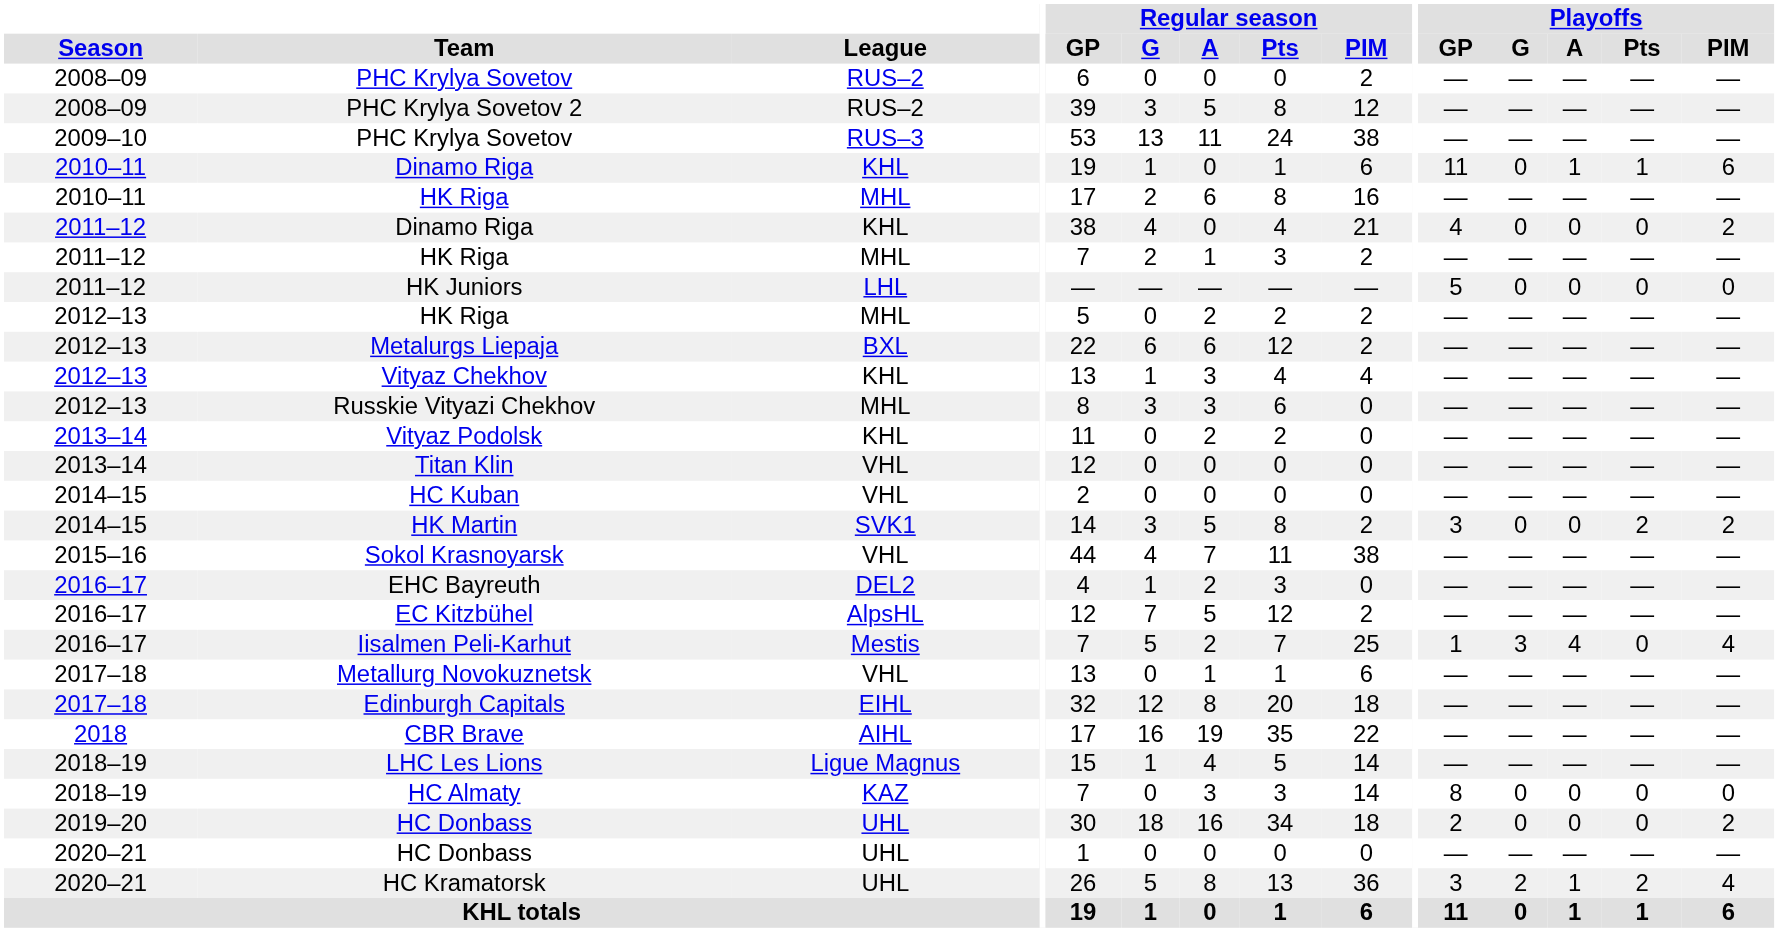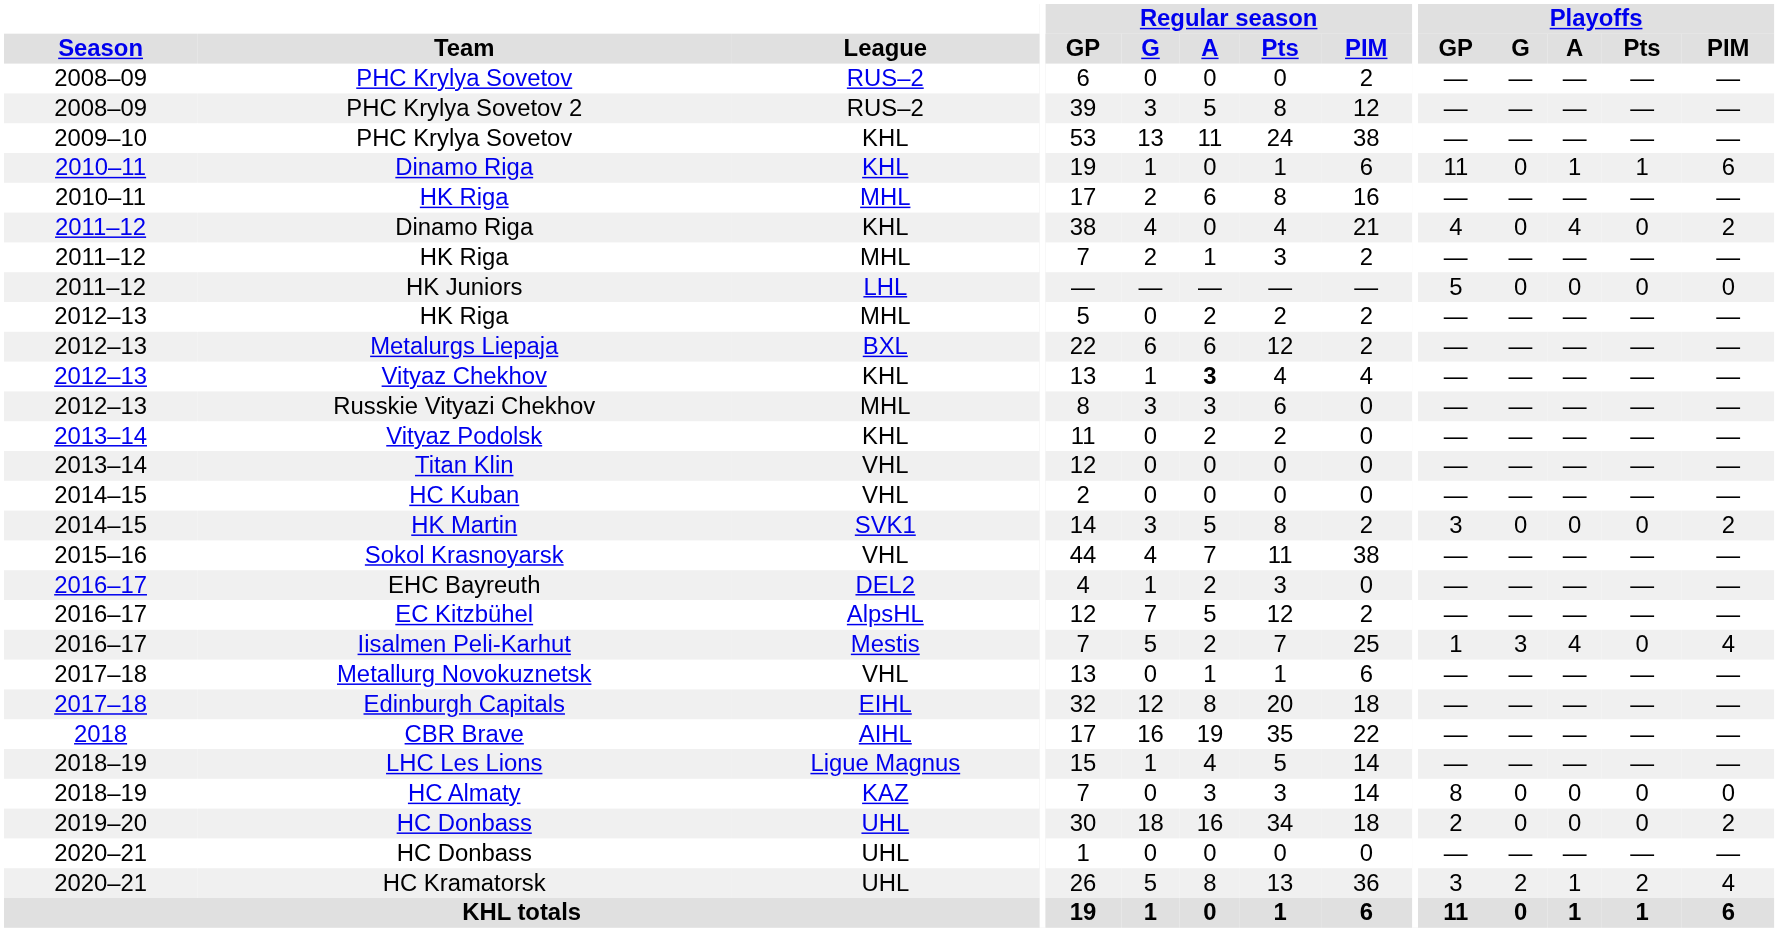(885, 137) RUS–3 -> (885, 137) KHL
(1575, 227) 0 -> (1575, 227) 4
(1210, 376) normal -> (1210, 376) bold
(1642, 525) 2 -> (1642, 525) 0
